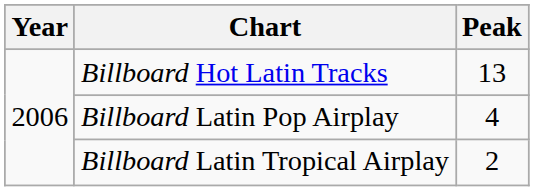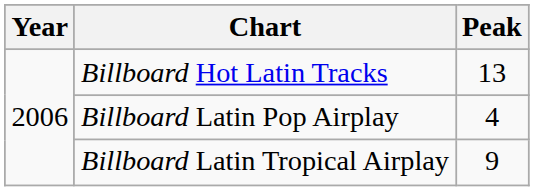(492, 161) 2 -> (492, 161) 9
